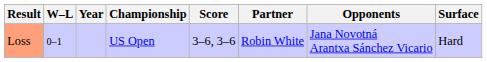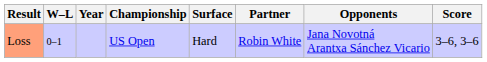columns swapped: (458, 14) <-> (214, 14)
